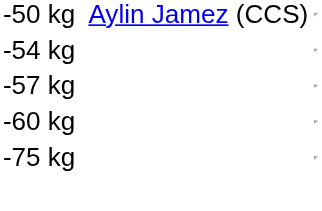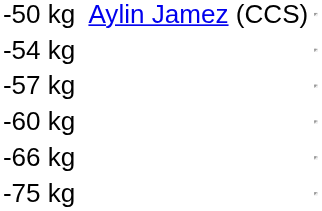+ row: (39, 157)
